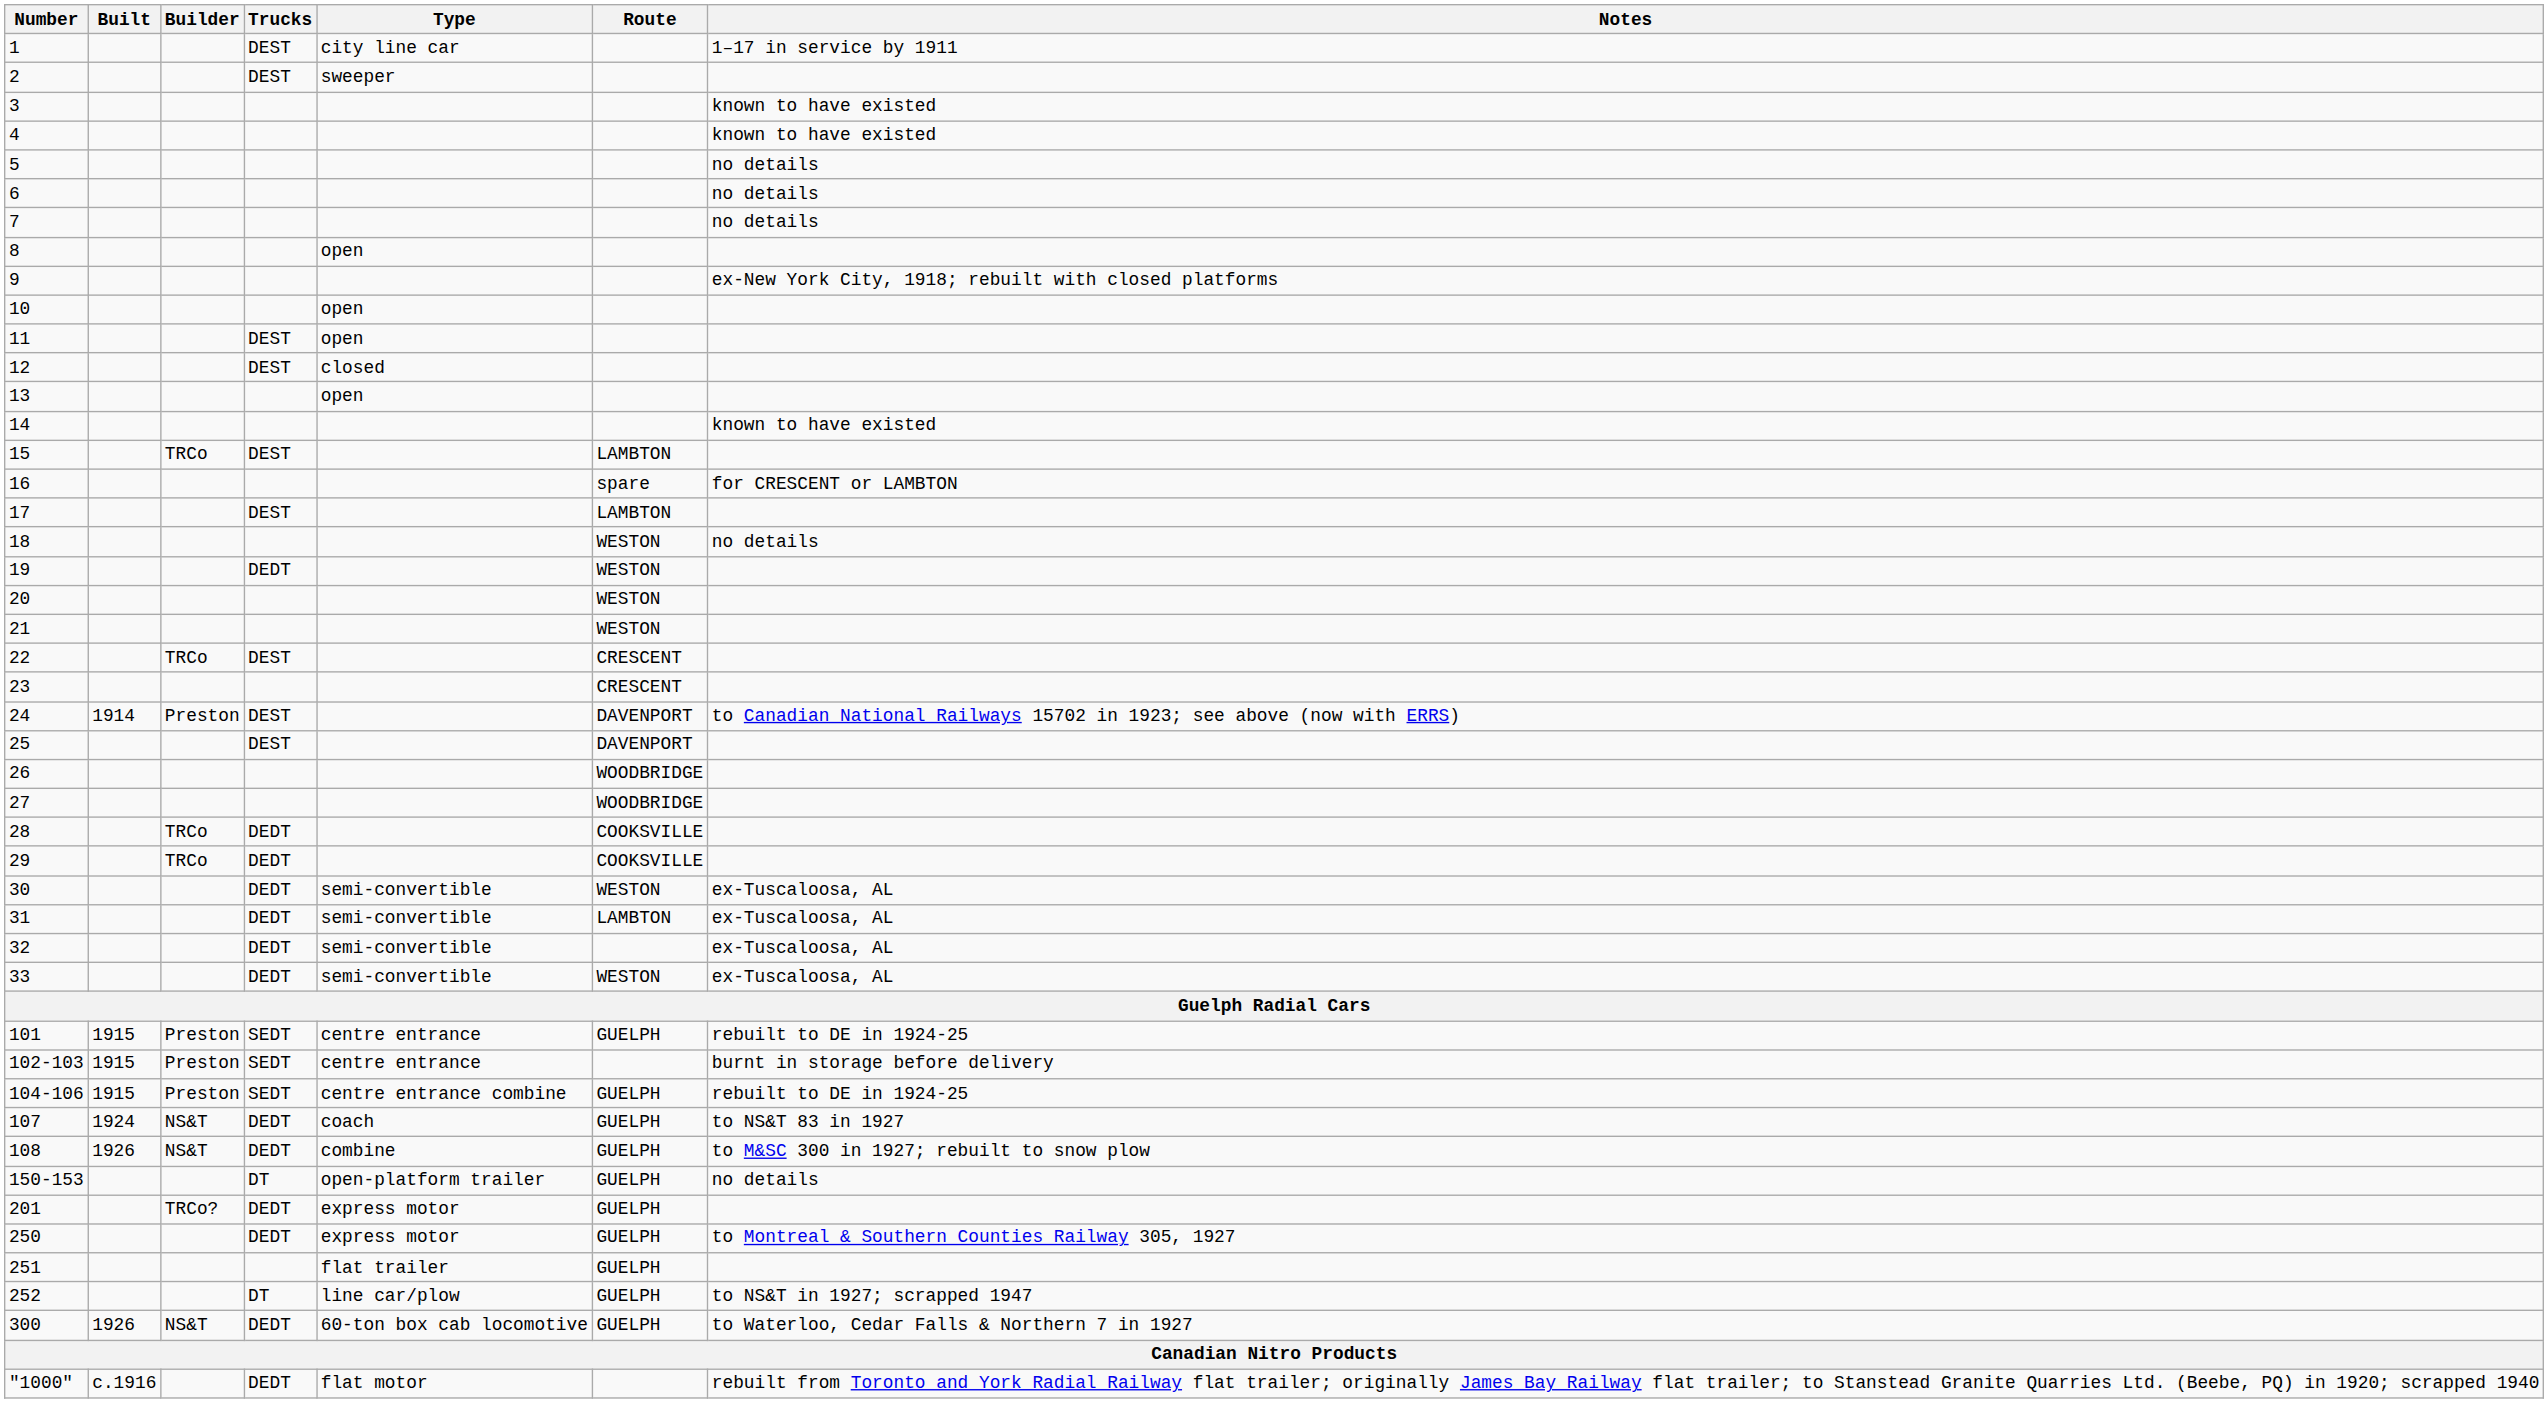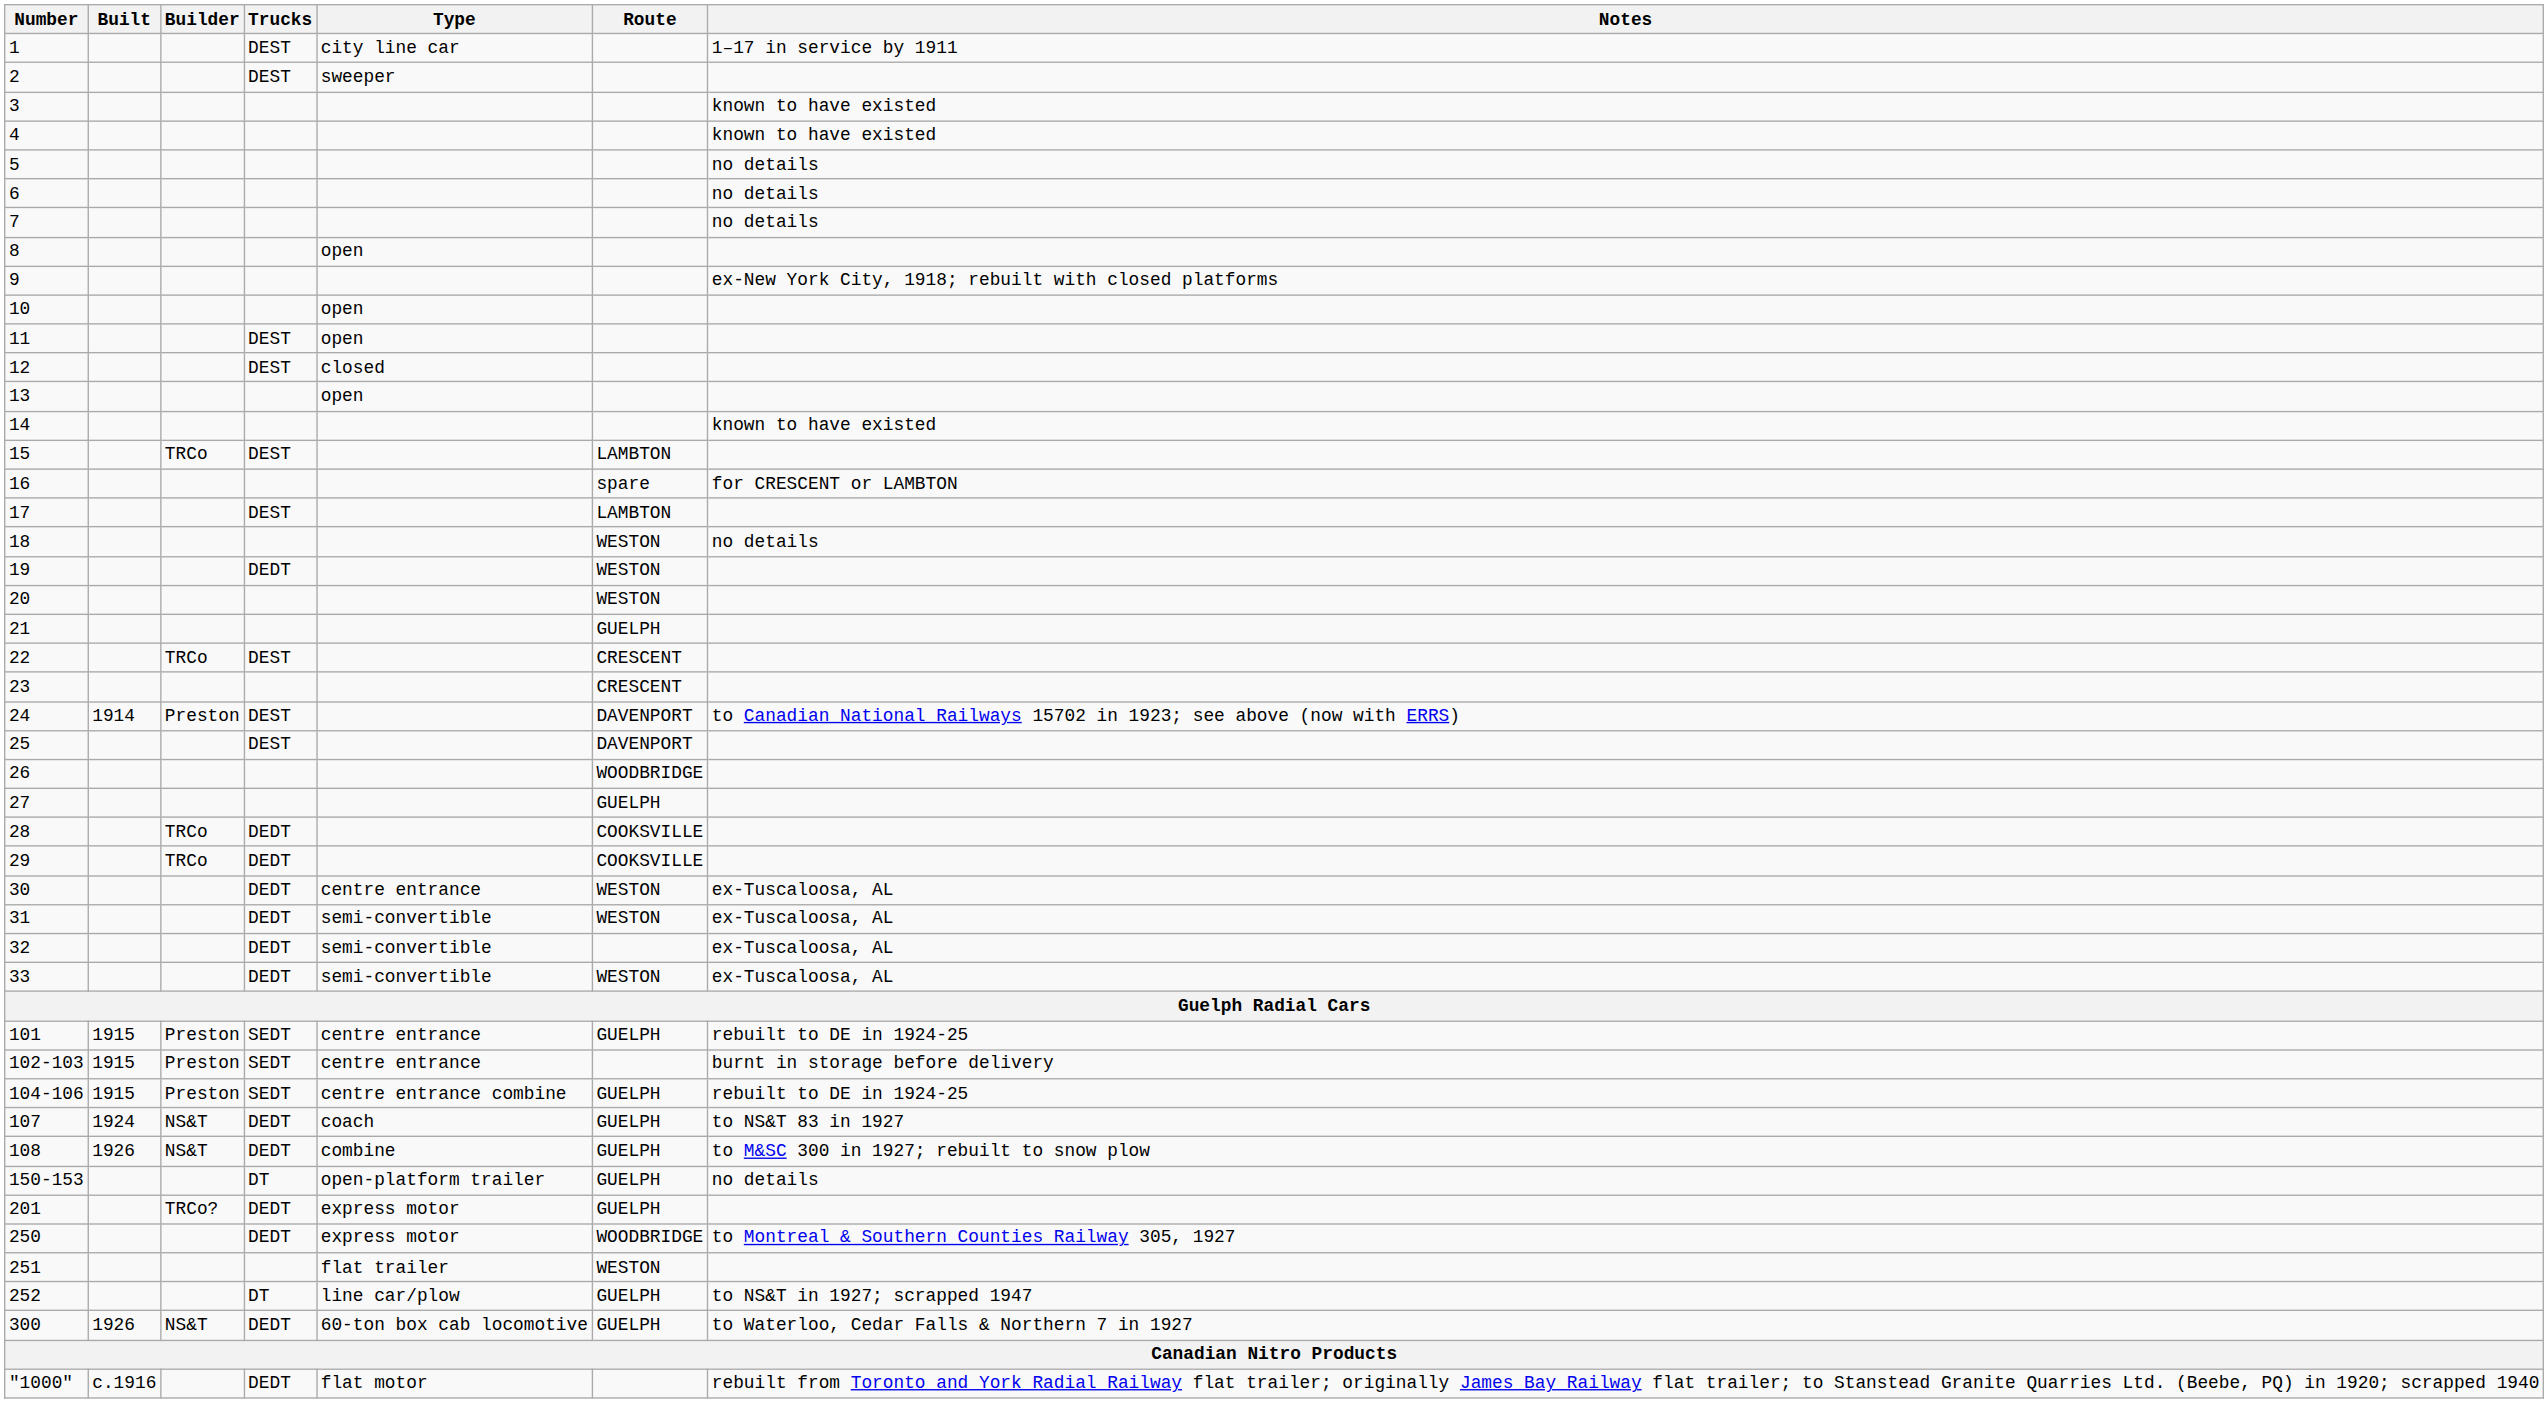(628, 629) WESTON -> (628, 629) GUELPH
(650, 803) WOODBRIDGE -> (628, 803) GUELPH
(406, 890) semi-convertible -> (401, 890) centre entrance
(634, 919) LAMBTON -> (628, 919) WESTON
(628, 1238) GUELPH -> (650, 1238) WOODBRIDGE
(628, 1267) GUELPH -> (628, 1267) WESTON
